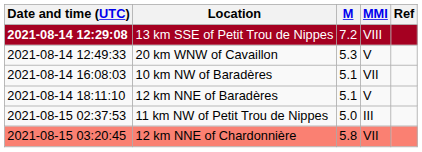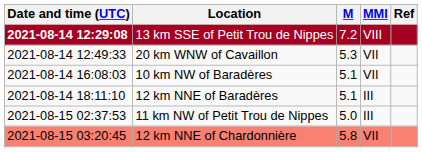(367, 55) V -> (371, 55) VII
(367, 95) V -> (368, 95) III
